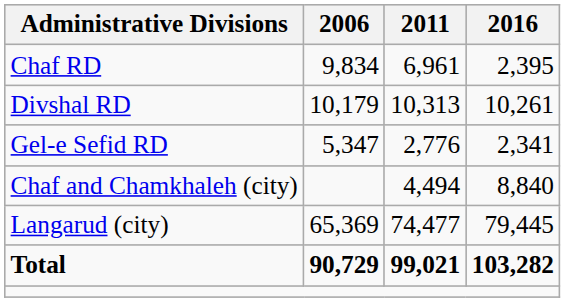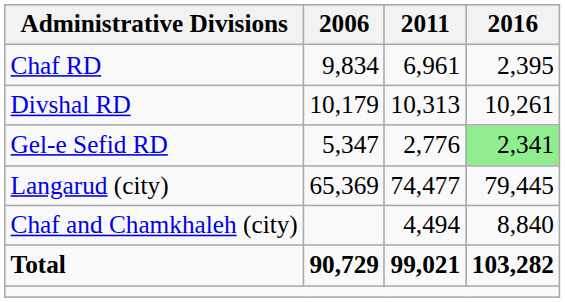(525, 144) no background -> (525, 144) lightgreen background
rows swapped: (154, 184) <-> (90, 225)
